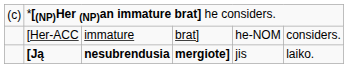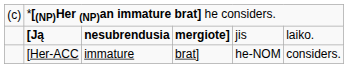rows swapped: (35, 54) <-> (53, 35)
